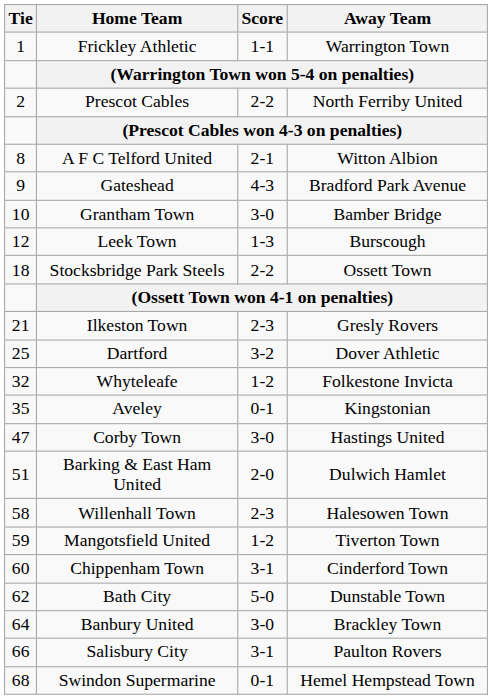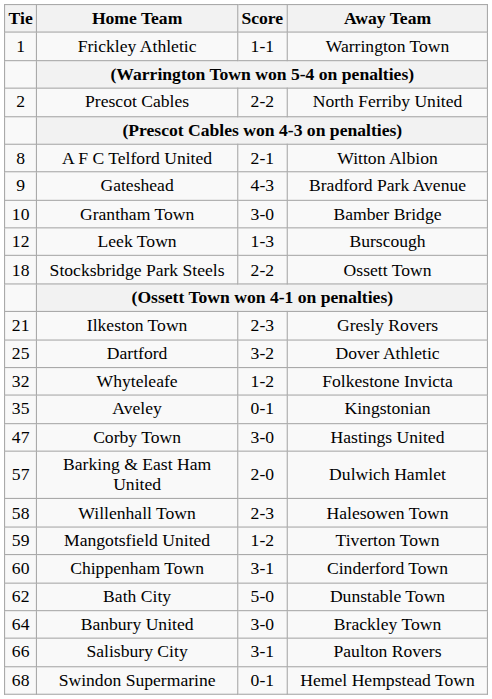(21, 474) 51 -> (21, 474) 57
